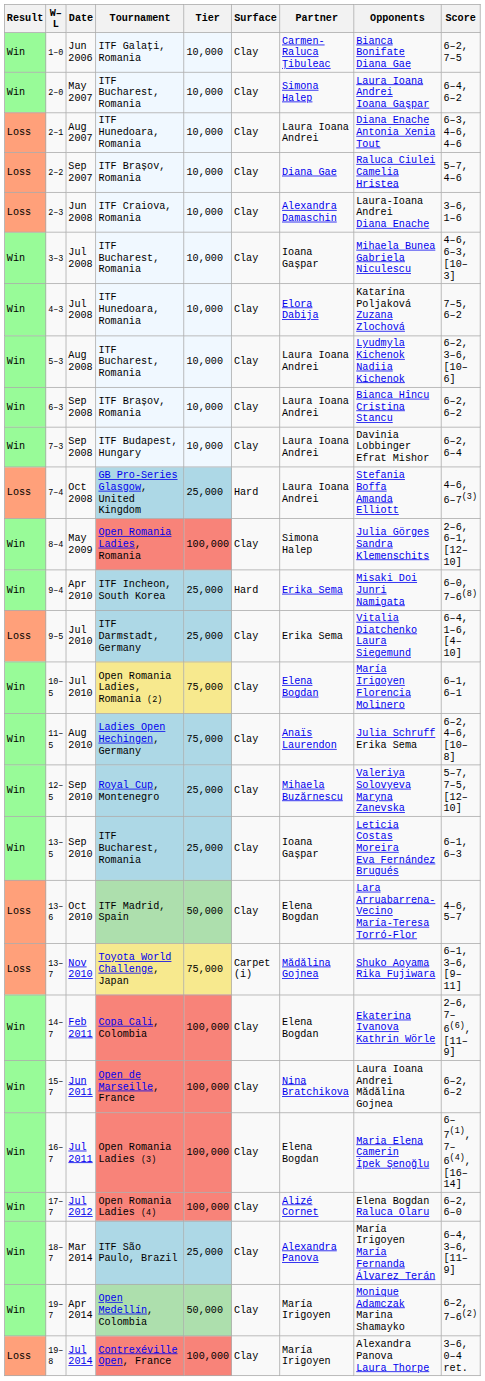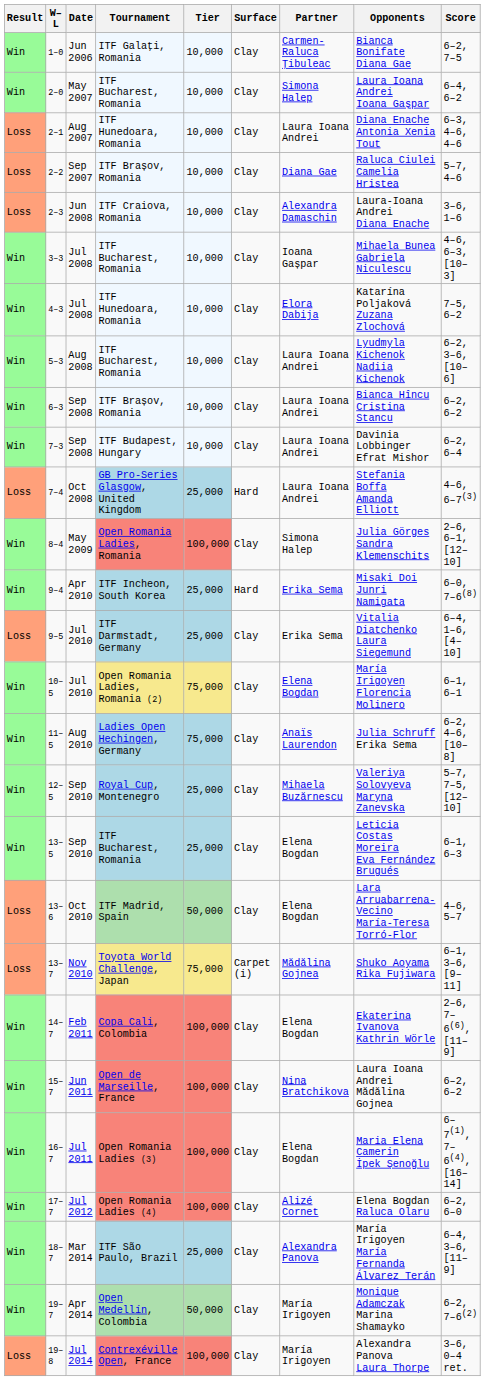(300, 848) Ioana Gașpar -> (300, 848) Elena Bogdan
